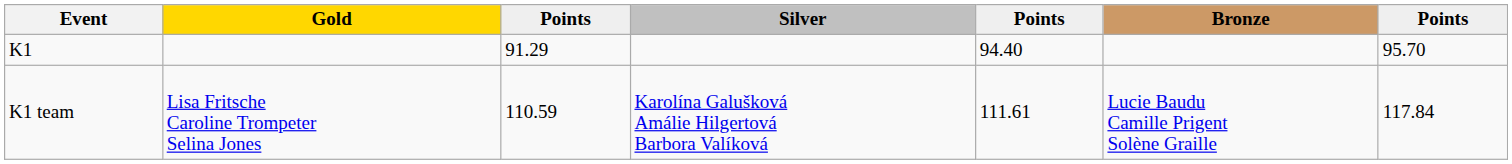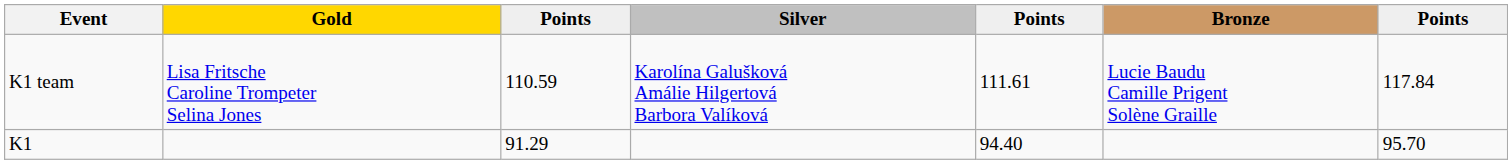rows swapped: (21, 49) <-> (42, 112)
